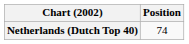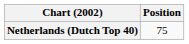(162, 30) 74 -> (162, 30) 75
